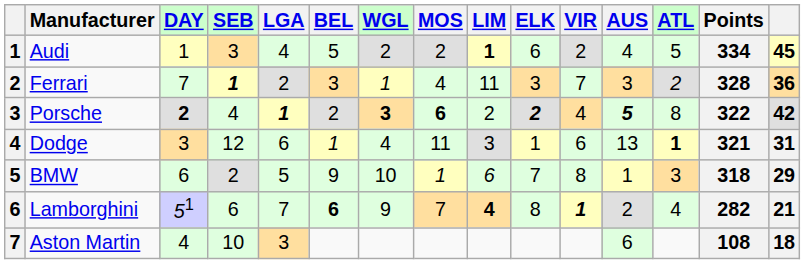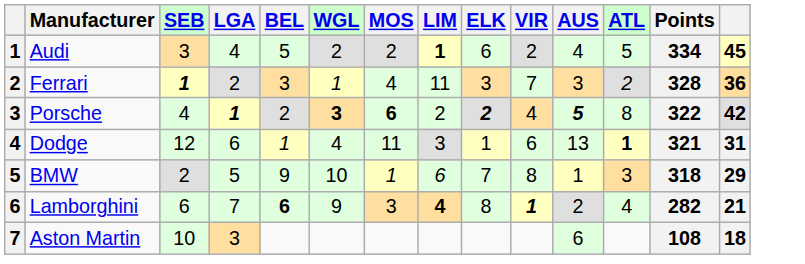- column: (184, 20)
(440, 209) 7 -> (391, 206) 3
